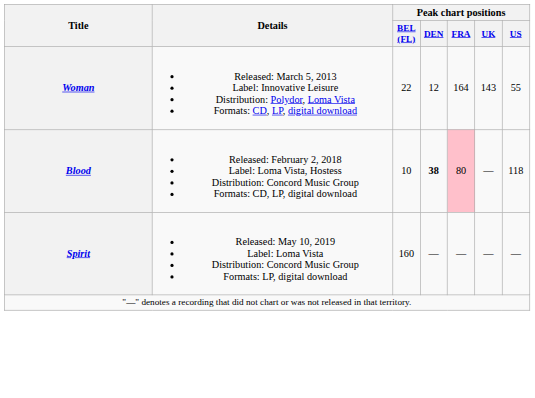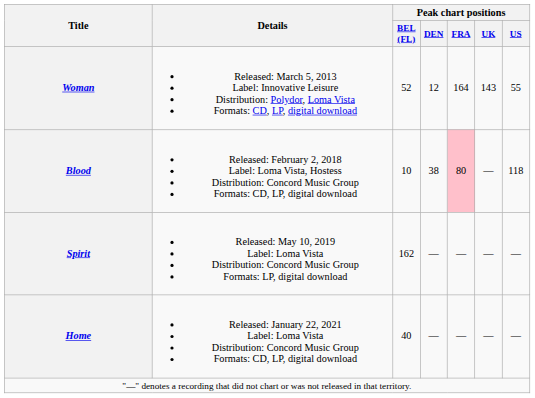(406, 88) 22 -> (406, 88) 52
(434, 171) bold -> (434, 171) normal
(406, 253) 160 -> (406, 253) 162
+ row: (78, 336)
